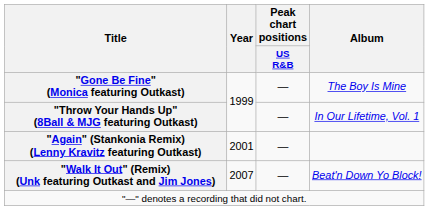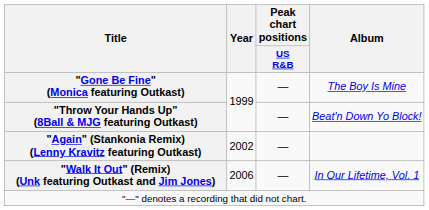(367, 116) In Our Lifetime, Vol. 1 -> (367, 116) Beat'n Down Yo Block!
(242, 146) 2001 -> (242, 146) 2002
(242, 175) 2007 -> (242, 175) 2006
(367, 175) Beat'n Down Yo Block! -> (367, 175) In Our Lifetime, Vol. 1
